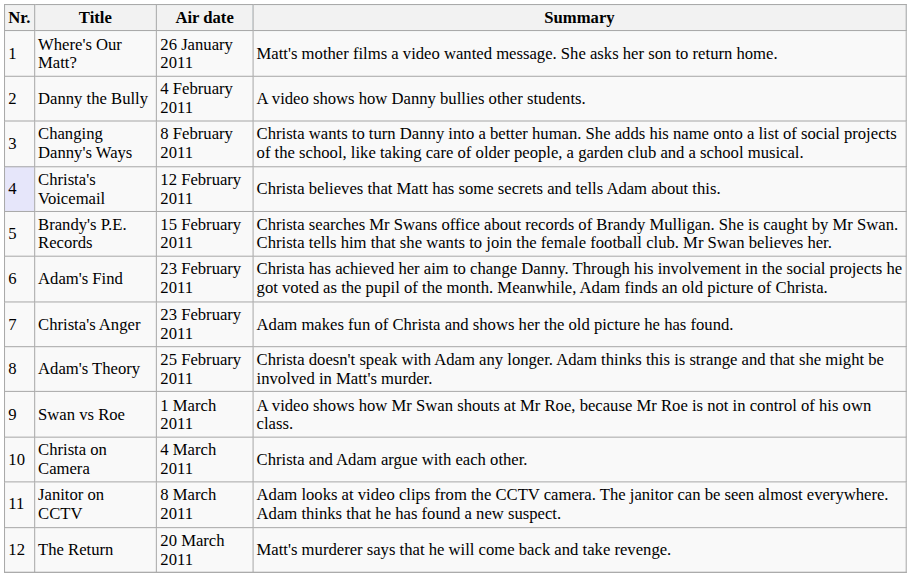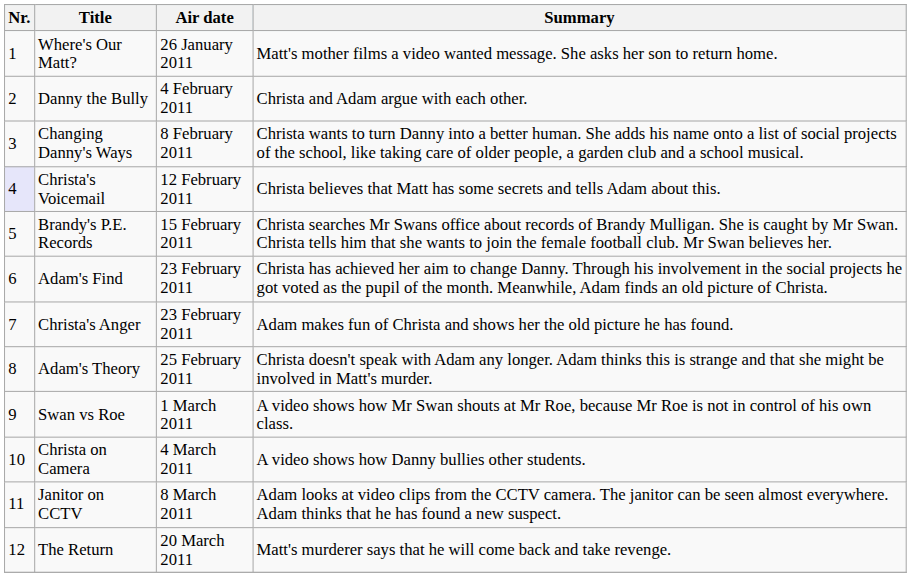(421, 98) A video shows how Danny bullies other students. -> (392, 98) Christa and Adam argue with each other.
(392, 459) Christa and Adam argue with each other. -> (421, 459) A video shows how Danny bullies other students.
